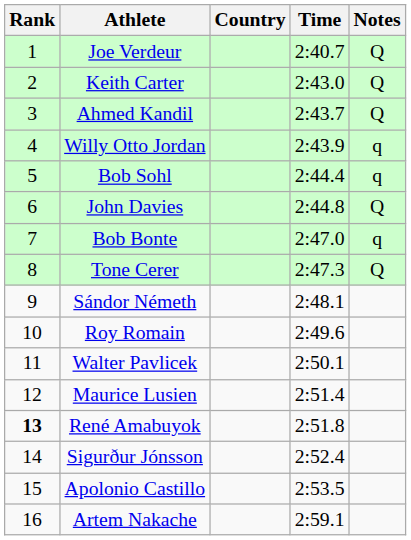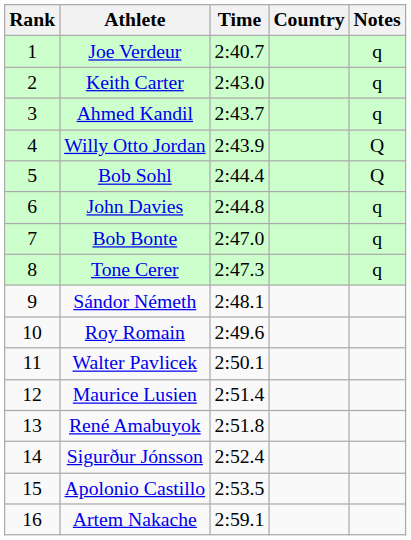columns swapped: (250, 20) <-> (320, 20)
(377, 51) Q -> (377, 51) q
(377, 82) Q -> (377, 82) q
(377, 113) Q -> (377, 113) q
(377, 144) q -> (377, 144) Q
(377, 176) q -> (377, 176) Q
(377, 207) Q -> (377, 207) q
(377, 269) Q -> (377, 269) q
(32, 425) bold -> (32, 425) normal
